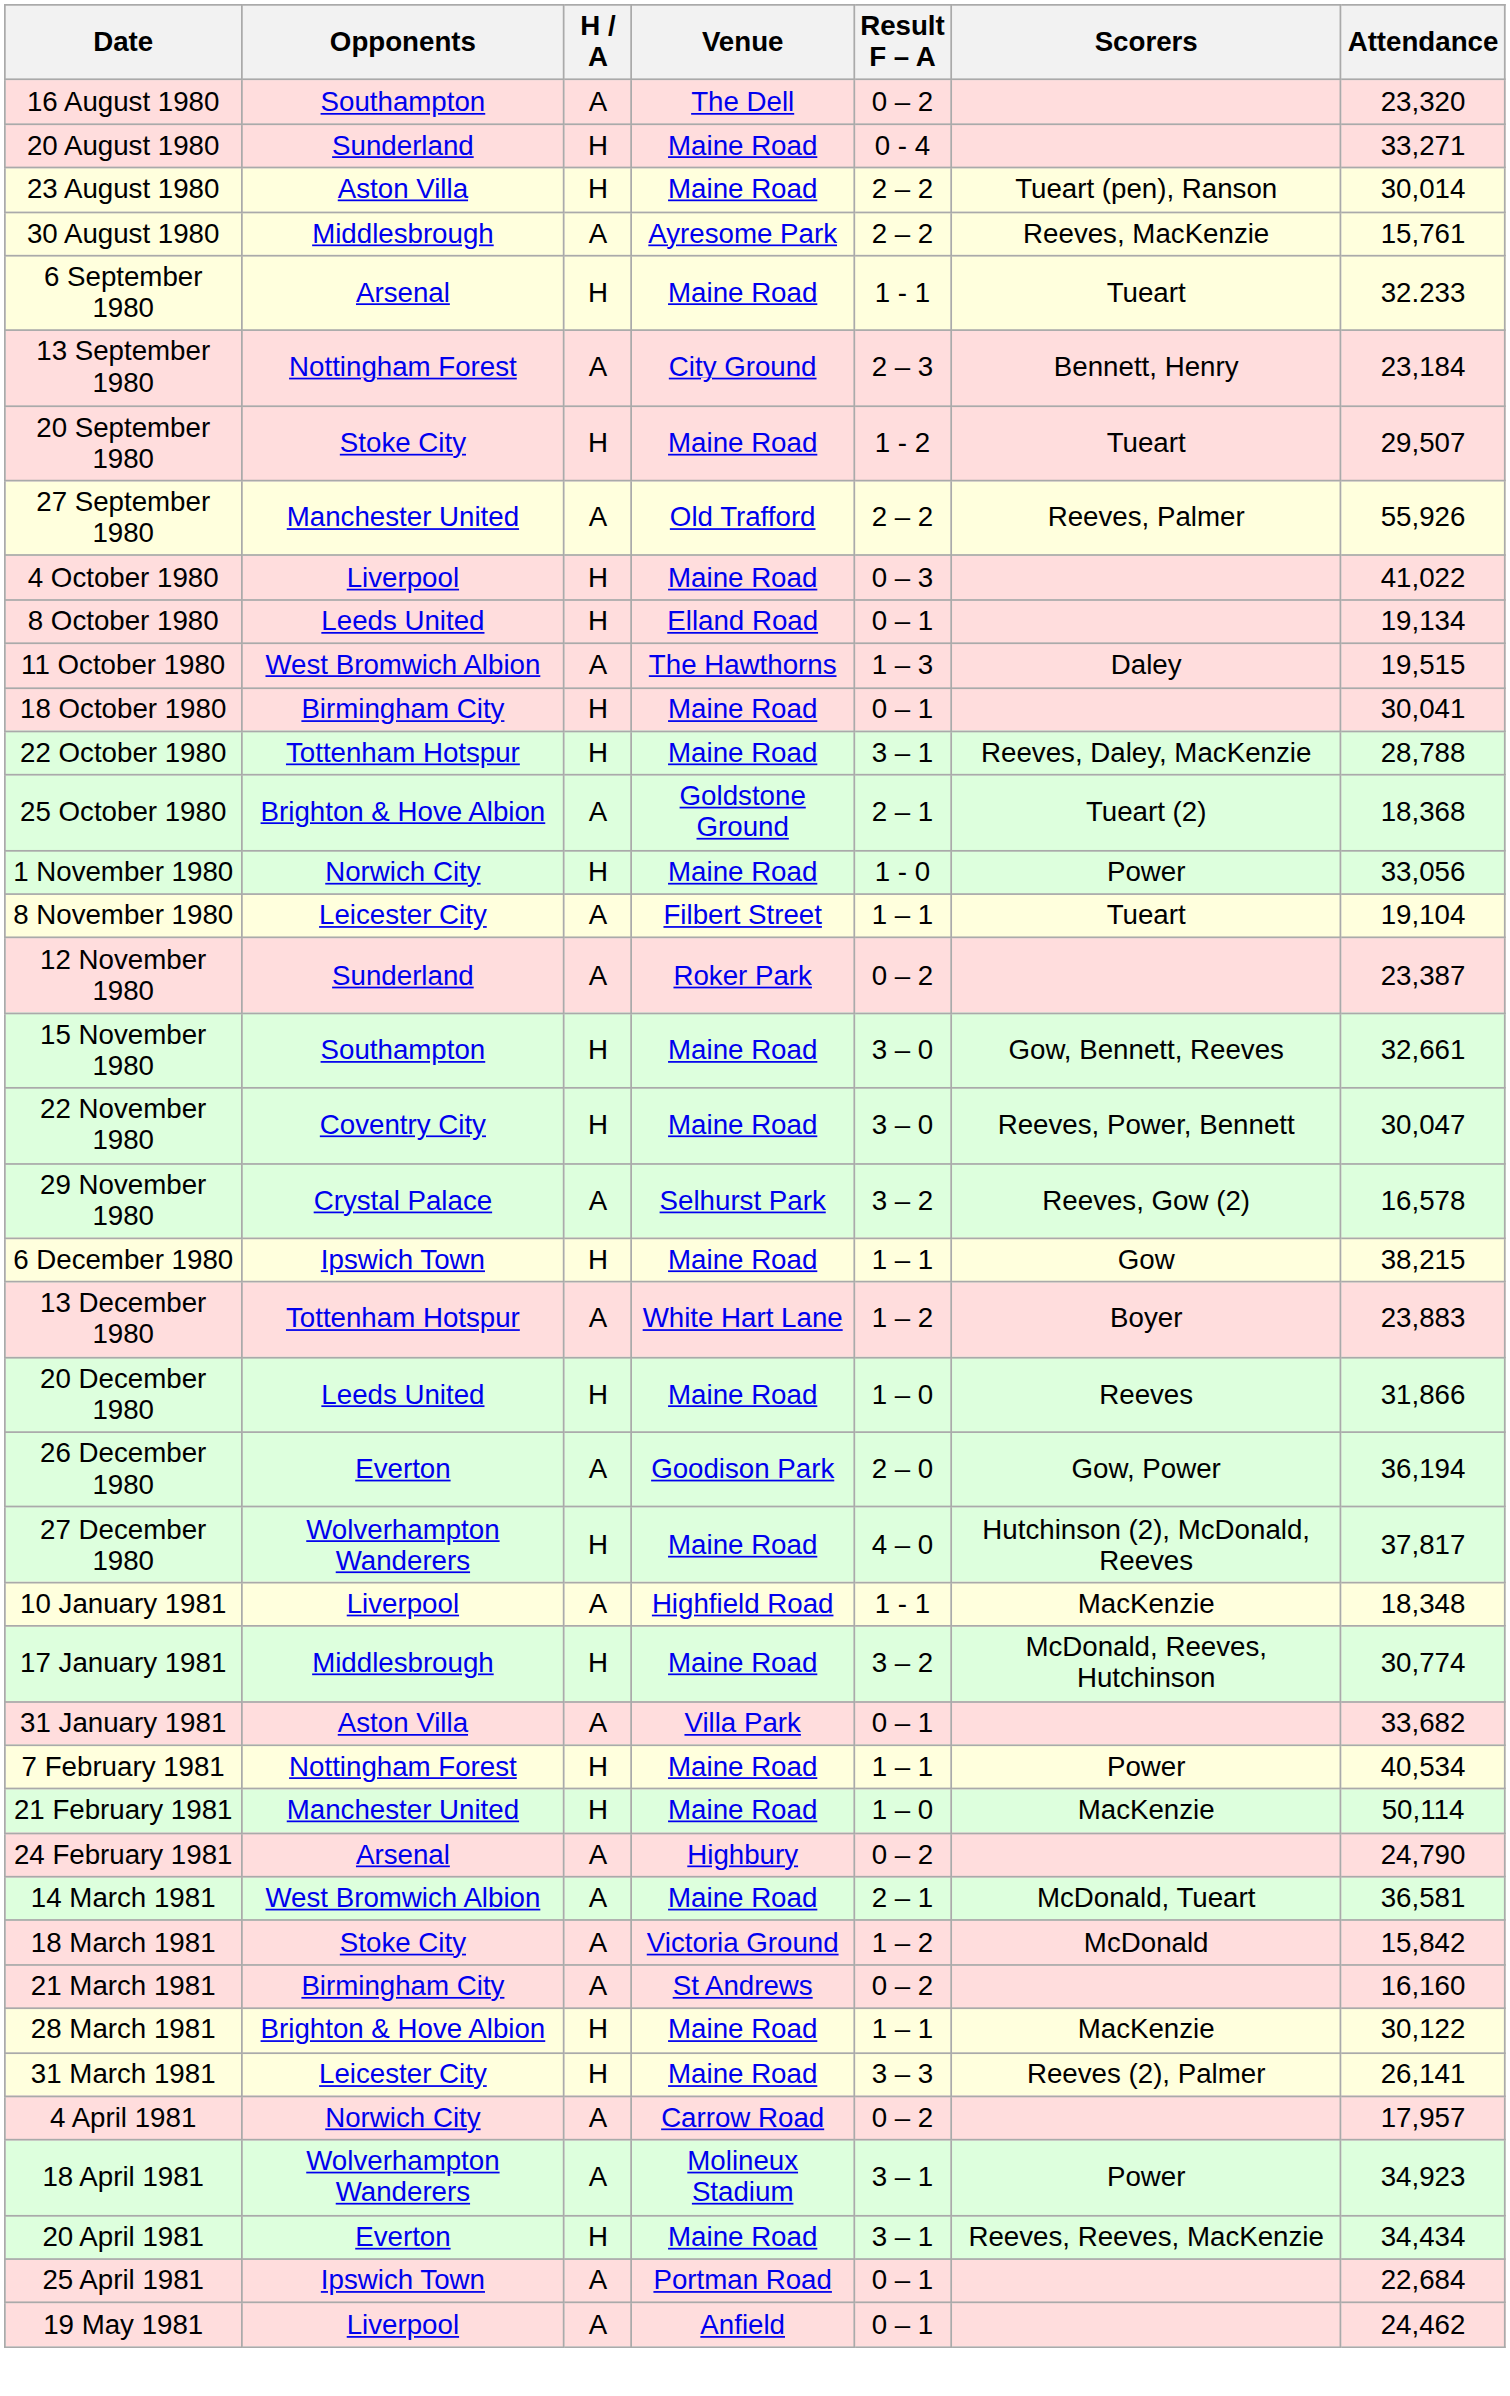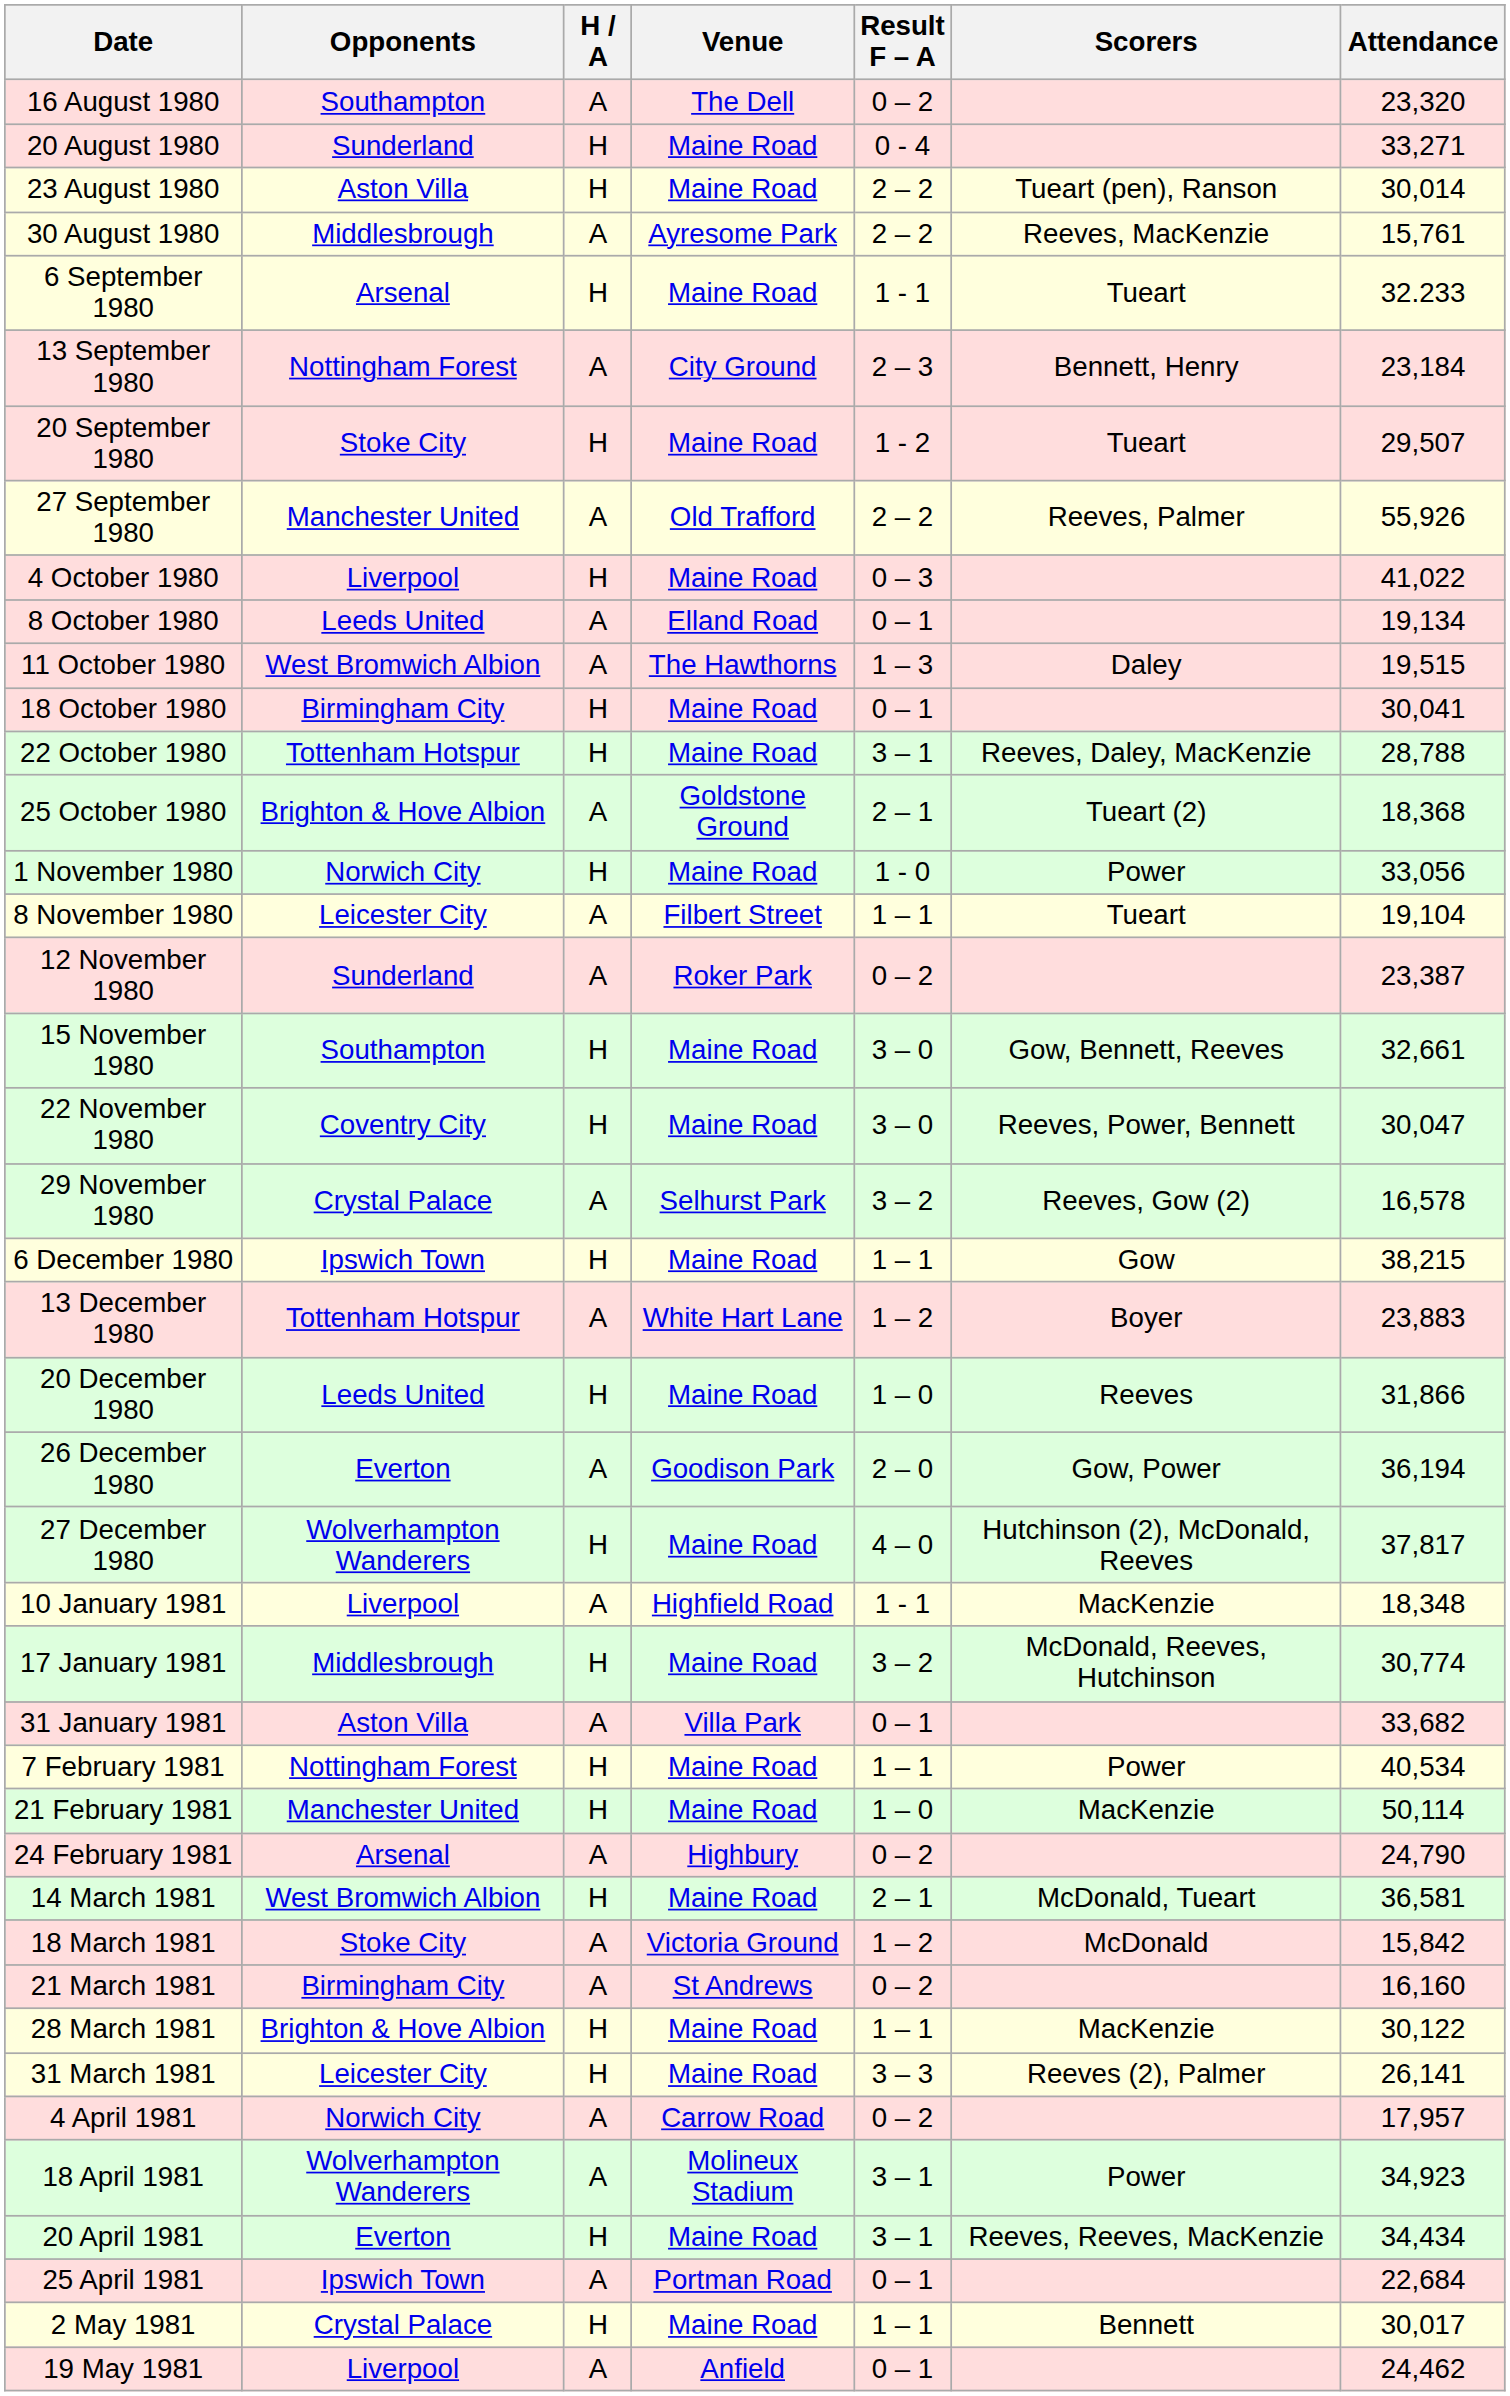(598, 621) H -> (598, 621) A
(598, 1898) A -> (598, 1898) H
+ row: (123, 2324)
